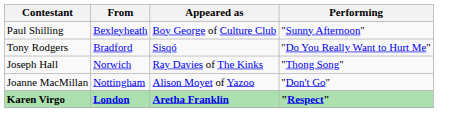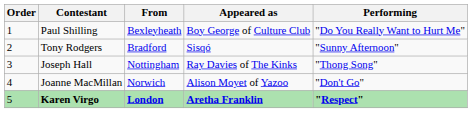+ column: (21, 13)
(323, 30) "Sunny Afternoon" -> (390, 30) "Do You Really Want to Hurt Me"
(356, 47) "Do You Really Want to Hurt Me" -> (357, 47) "Sunny Afternoon"
(112, 64) Norwich -> (153, 64) Nottingham
(119, 82) Nottingham -> (146, 82) Norwich
